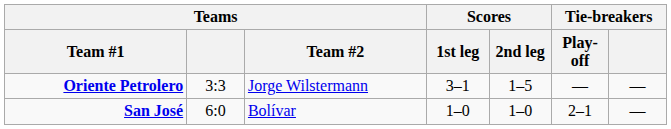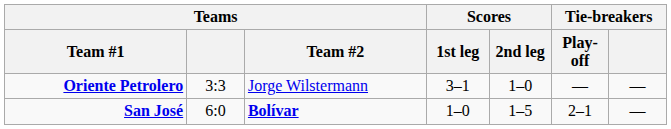(520, 85) 1–5 -> (520, 85) 1–0
(272, 111) normal -> (273, 111) bold
(520, 111) 1–0 -> (520, 111) 1–5
